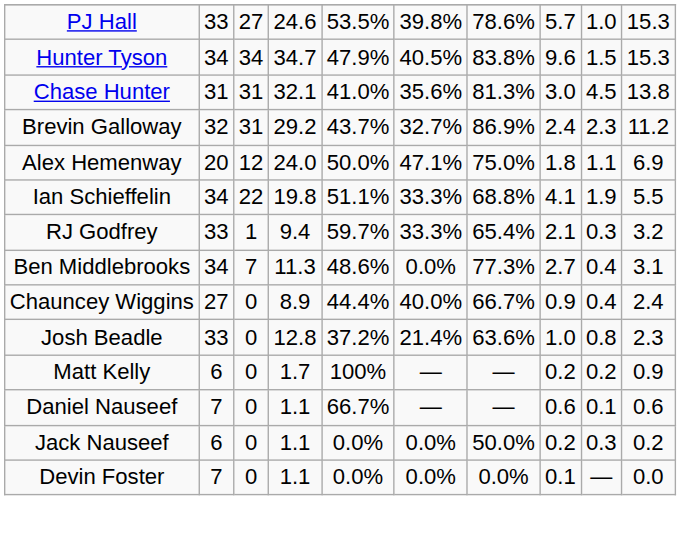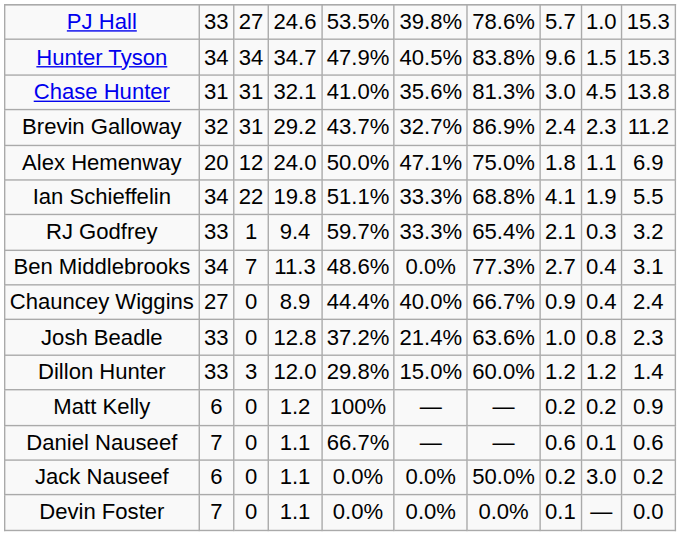+ row: (102, 372)
(295, 372) 1.7 -> (295, 407) 1.2
(601, 442) 0.3 -> (601, 477) 3.0
